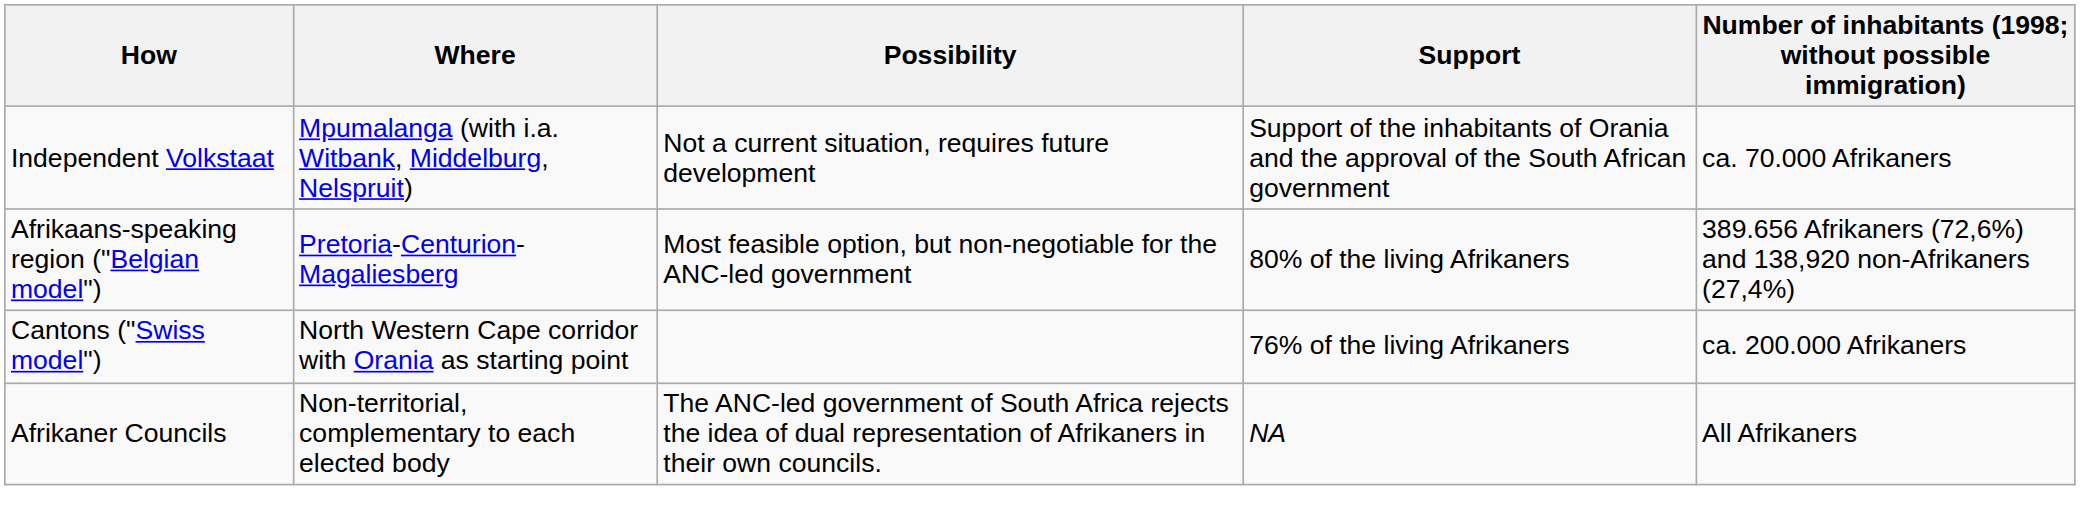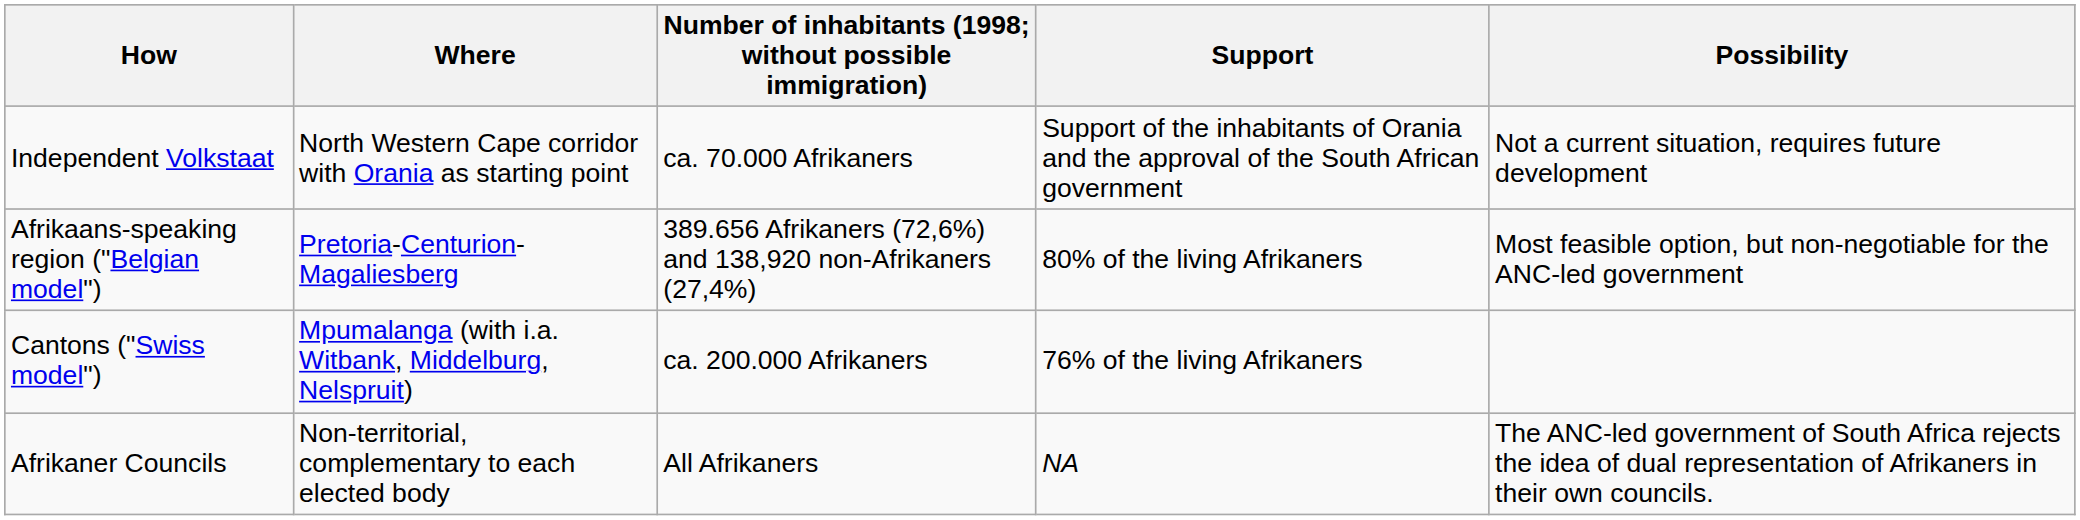columns swapped: (1885, 55) <-> (950, 55)
(429, 157) Mpumalanga (with i.a. Witbank, Middelburg, Nelspruit) -> (469, 157) North Western Cape corridor with Orania as starting point
(469, 346) North Western Cape corridor with Orania as starting point -> (429, 361) Mpumalanga (with i.a. Witbank, Middelburg, Nelspruit)
